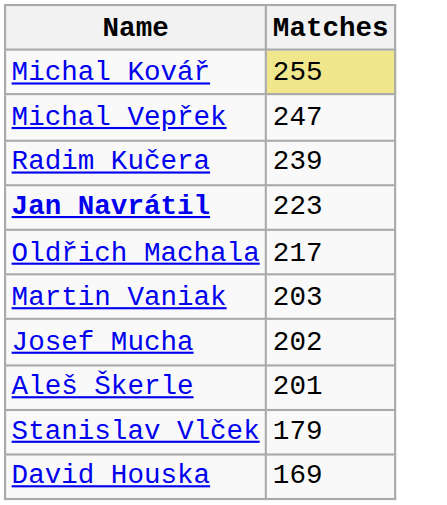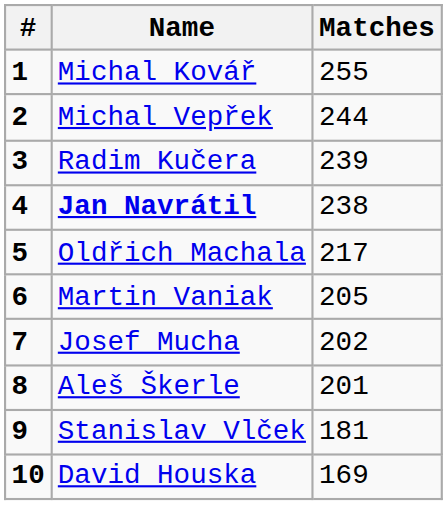+ column: (28, 28)
(298, 72) khaki background -> (344, 72) no background
(298, 117) 247 -> (344, 117) 244
(298, 207) 223 -> (344, 207) 238
(298, 297) 203 -> (344, 297) 205
(298, 432) 179 -> (344, 432) 181
